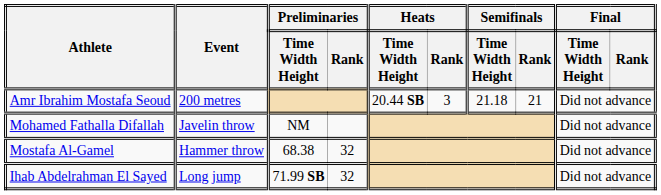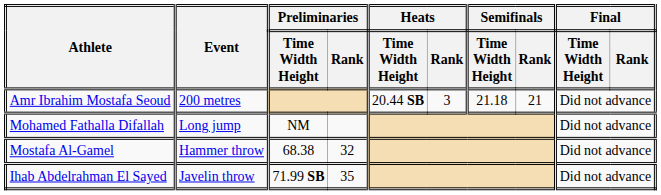(217, 126) Javelin throw -> (210, 126) Long jump
(210, 176) Long jump -> (217, 176) Javelin throw
(347, 176) 32 -> (347, 176) 35
